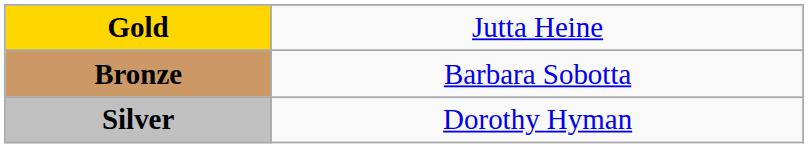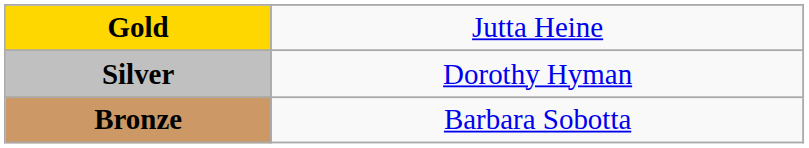rows swapped: (138, 119) <-> (138, 73)
